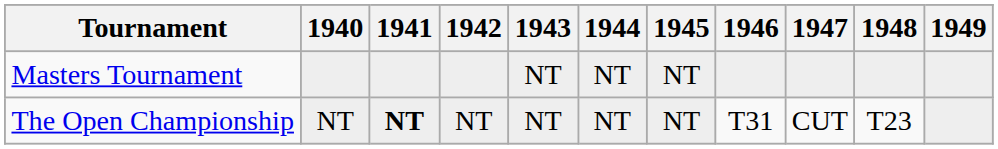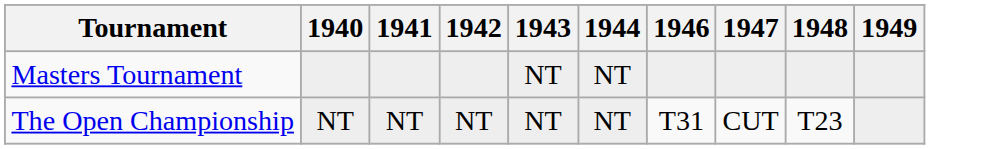- column: (681, 27)
(404, 120) bold -> (404, 120) normal
